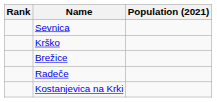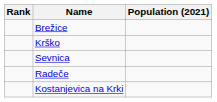rows swapped: (51, 58) <-> (52, 27)
